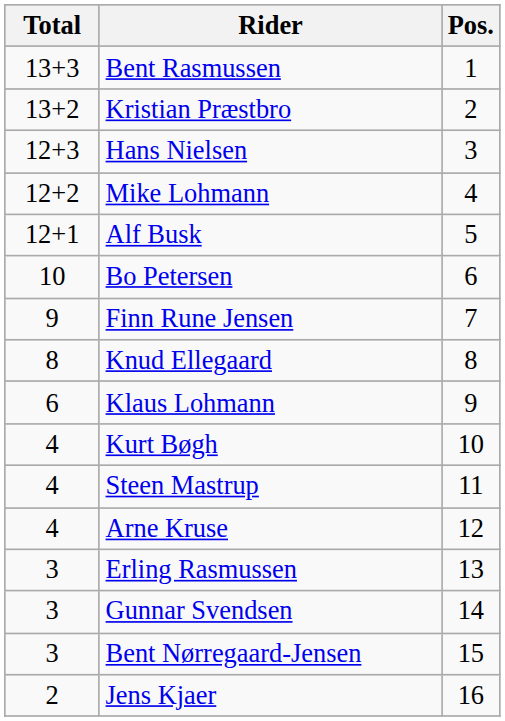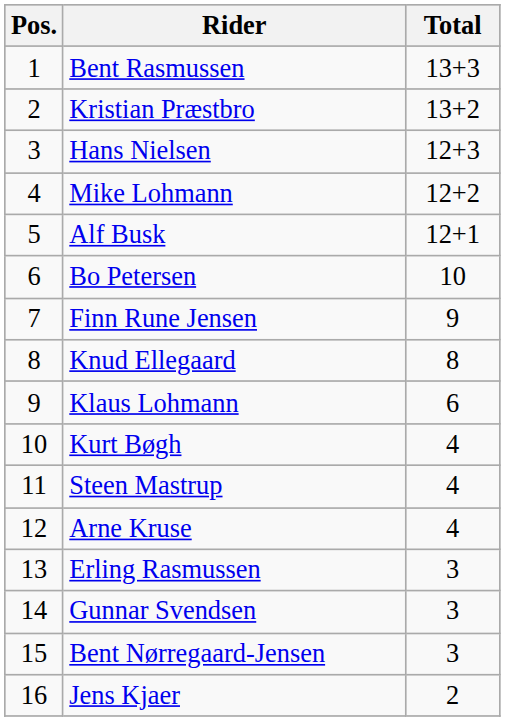columns swapped: (471, 25) <-> (52, 25)
